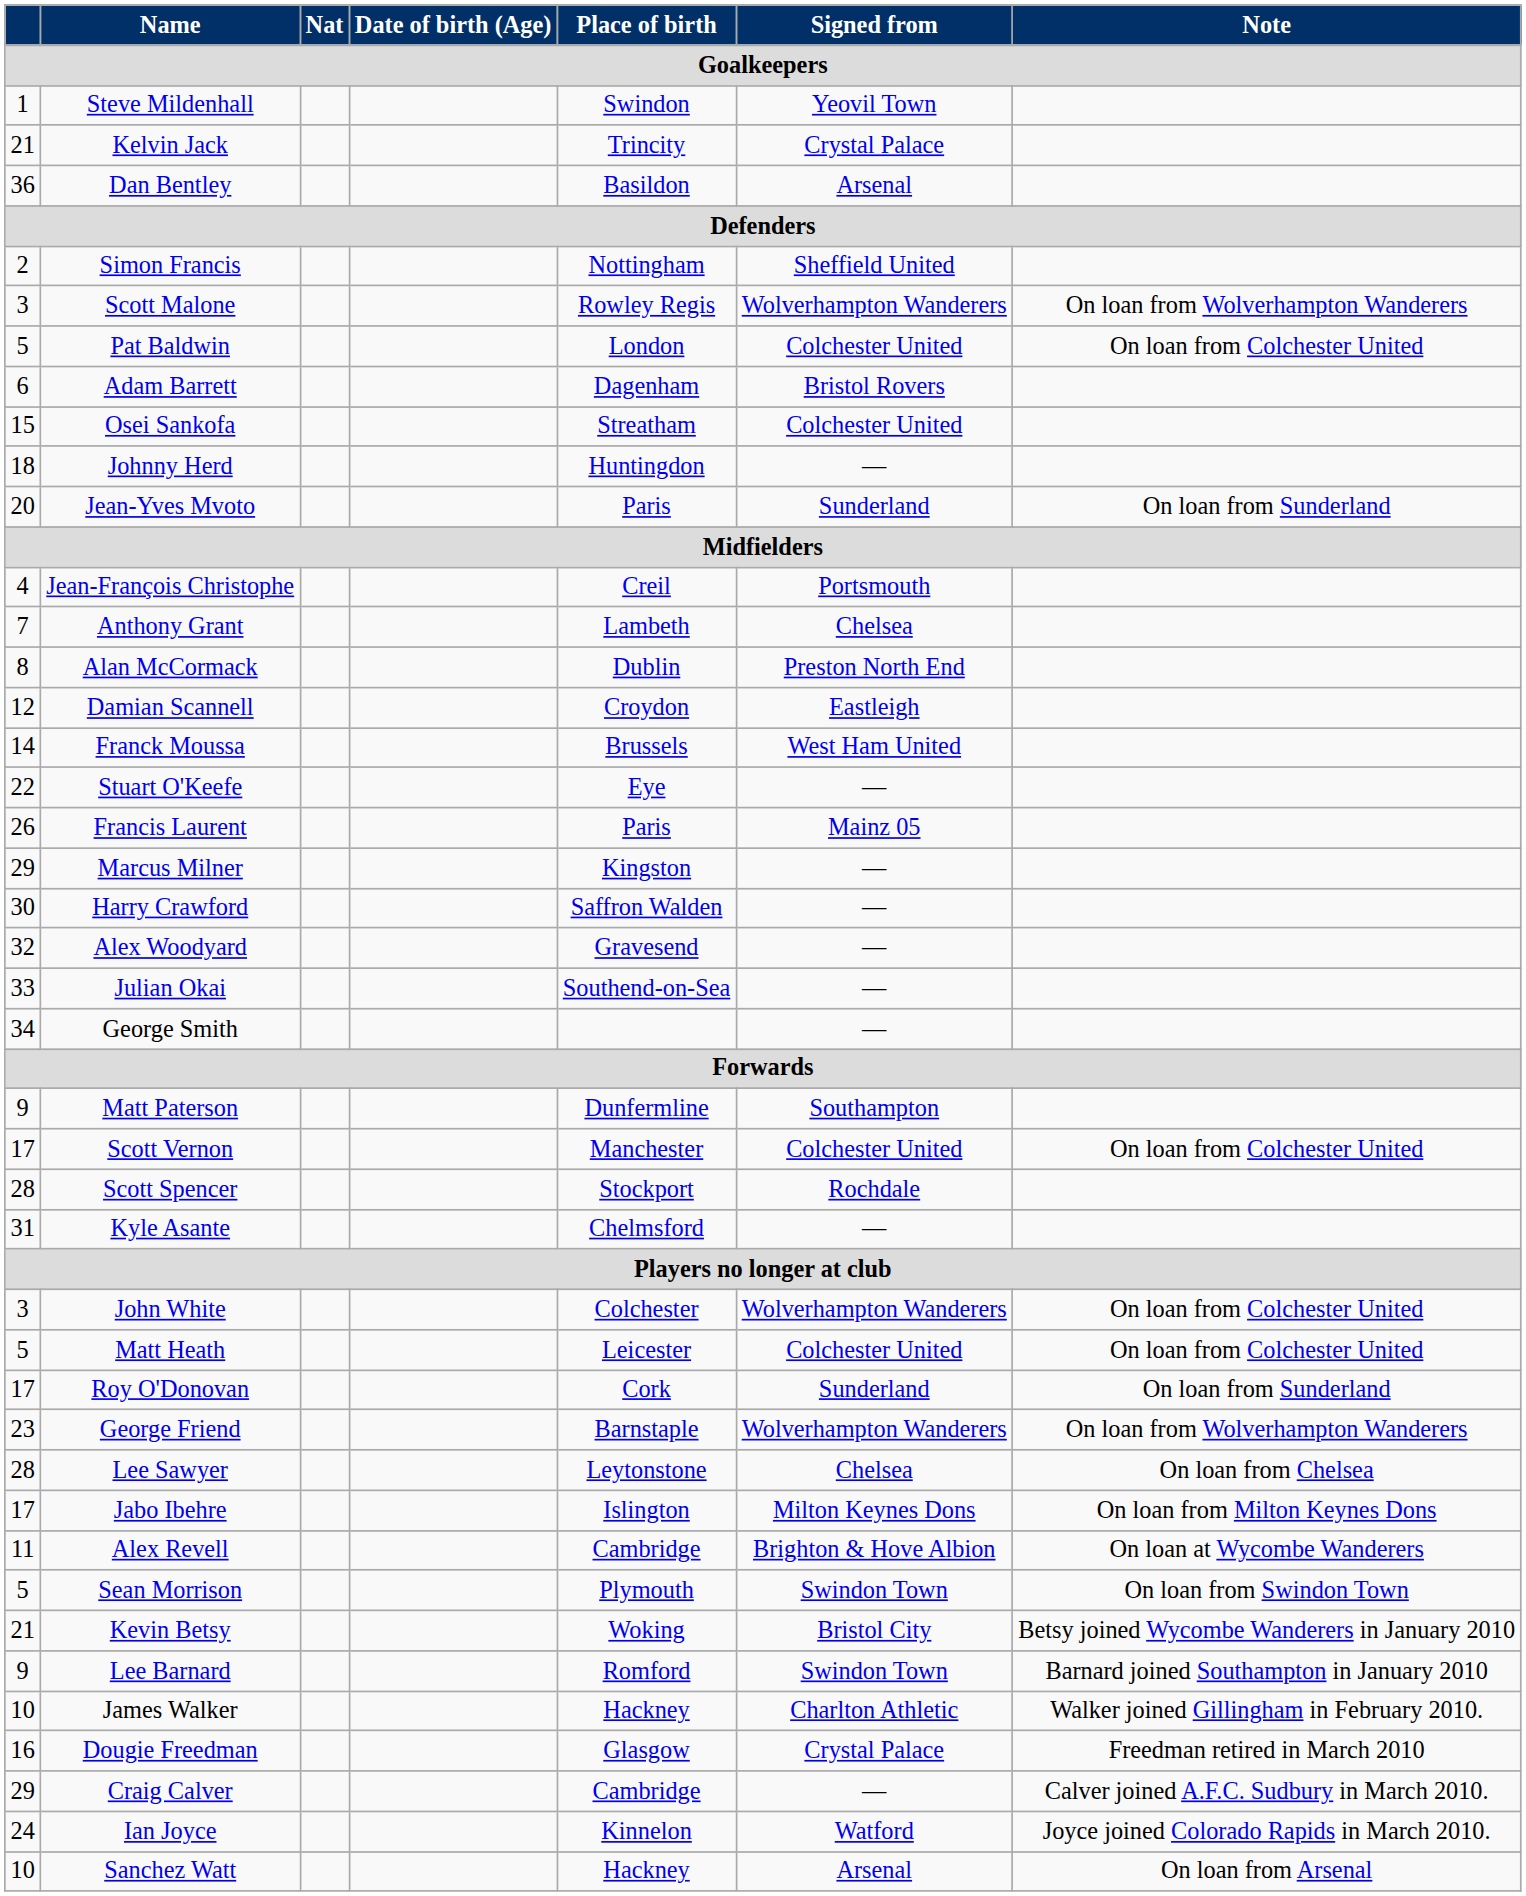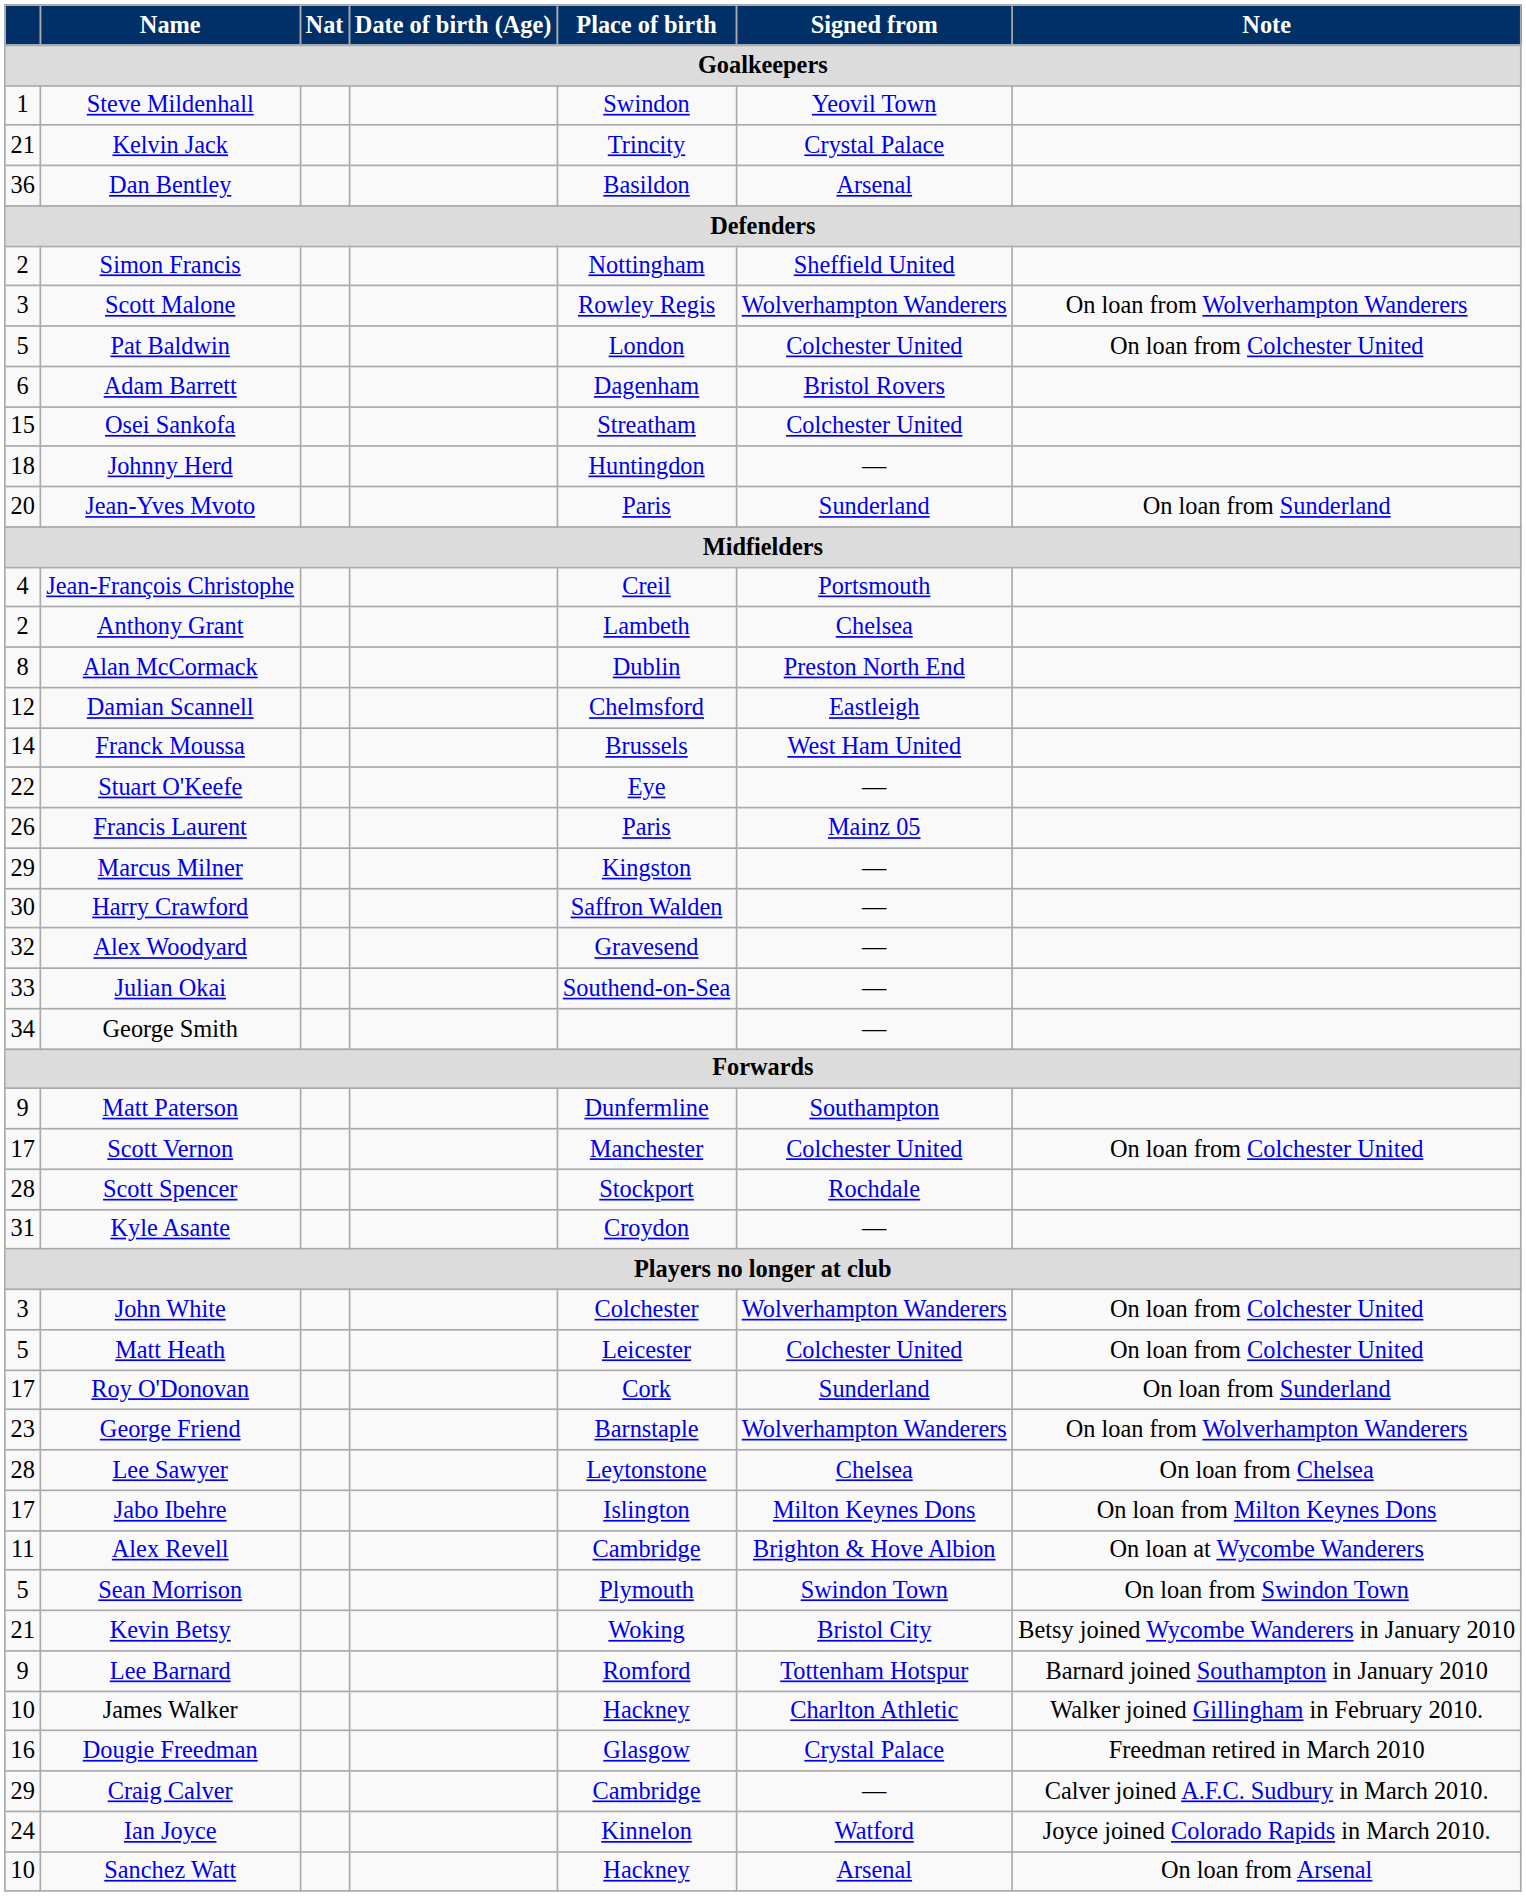(23, 627) 7 -> (23, 627) 2
(647, 707) Croydon -> (647, 707) Chelmsford
(647, 1229) Chelmsford -> (647, 1229) Croydon
(874, 1670) Swindon Town -> (874, 1670) Tottenham Hotspur
